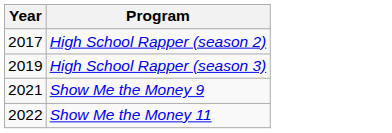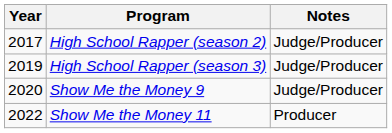+ column: (328, 16)
(25, 90) 2021 -> (25, 90) 2020
